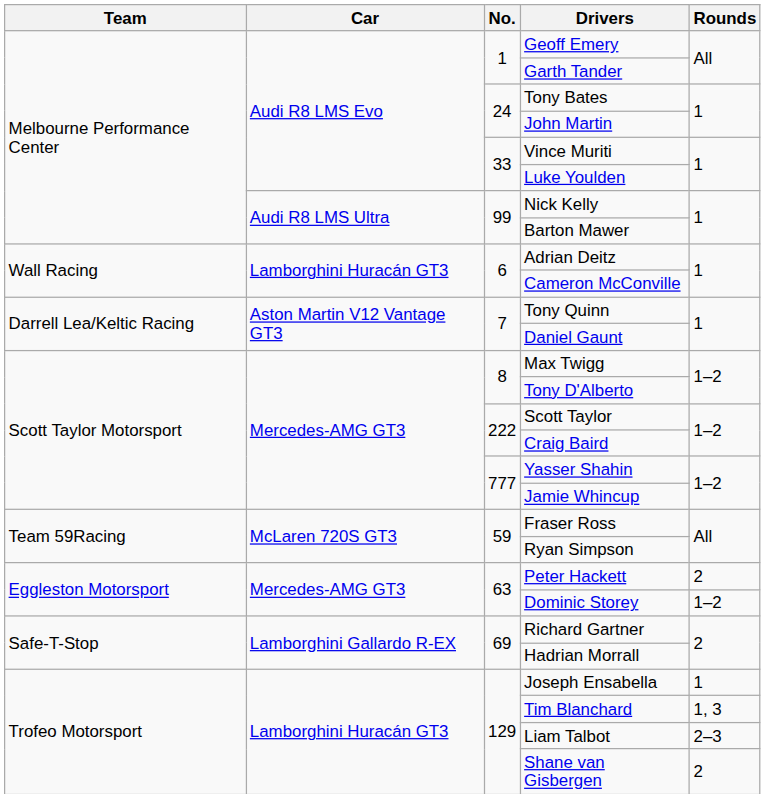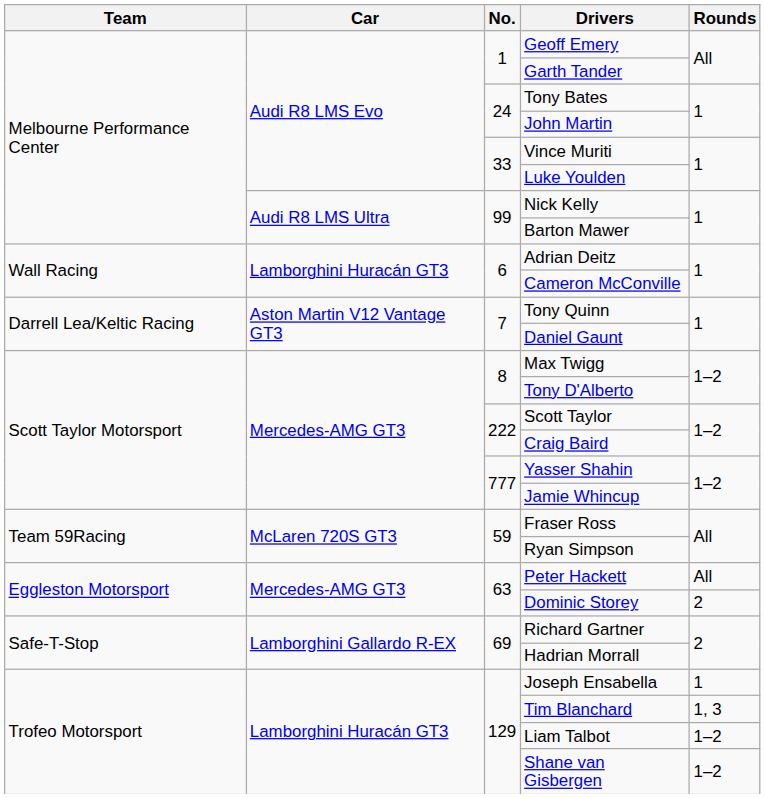(698, 576) 2 -> (703, 576) All
(708, 602) 1–2 -> (698, 602) 2
(708, 735) 2–3 -> (708, 735) 1–2
(698, 771) 2 -> (708, 771) 1–2
